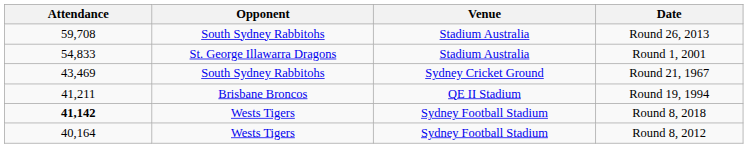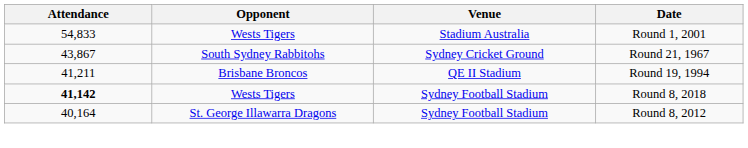- row: (669, 34)
(263, 53) St. George Illawarra Dragons -> (263, 34) Wests Tigers
(78, 73) 43,469 -> (78, 53) 43,867
(263, 133) Wests Tigers -> (263, 113) St. George Illawarra Dragons
